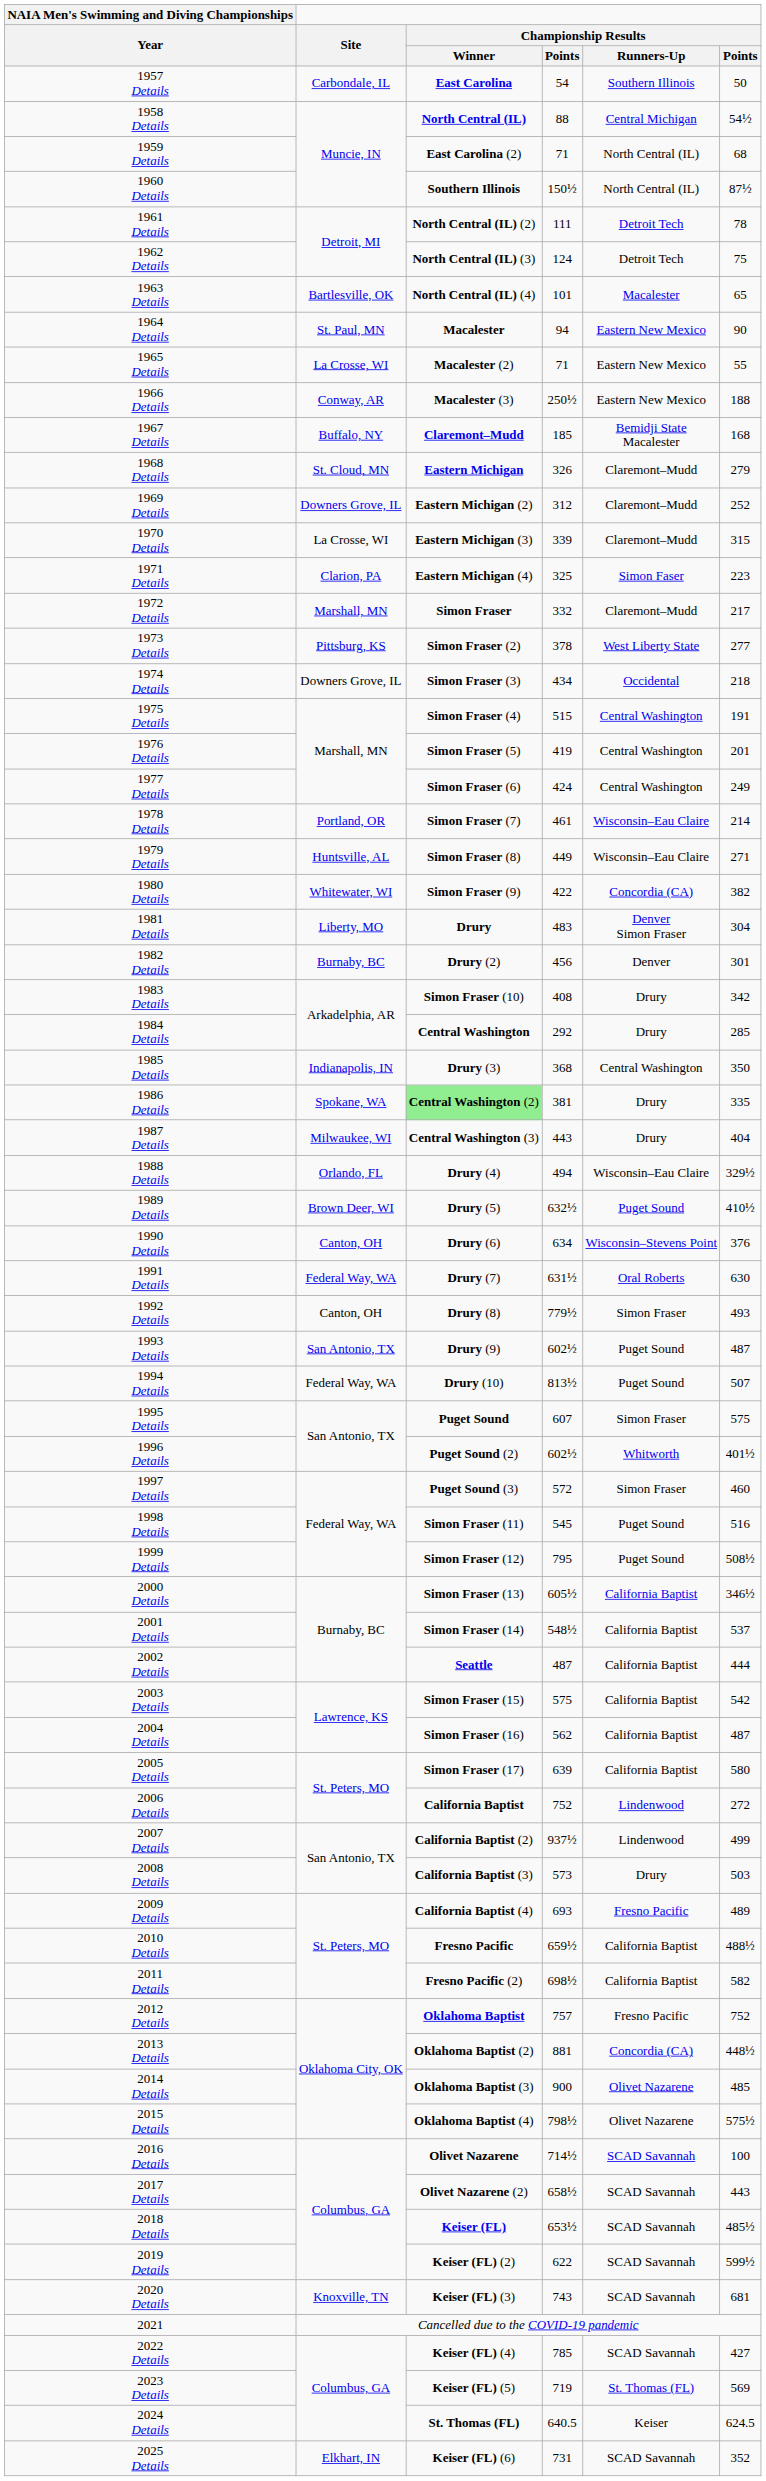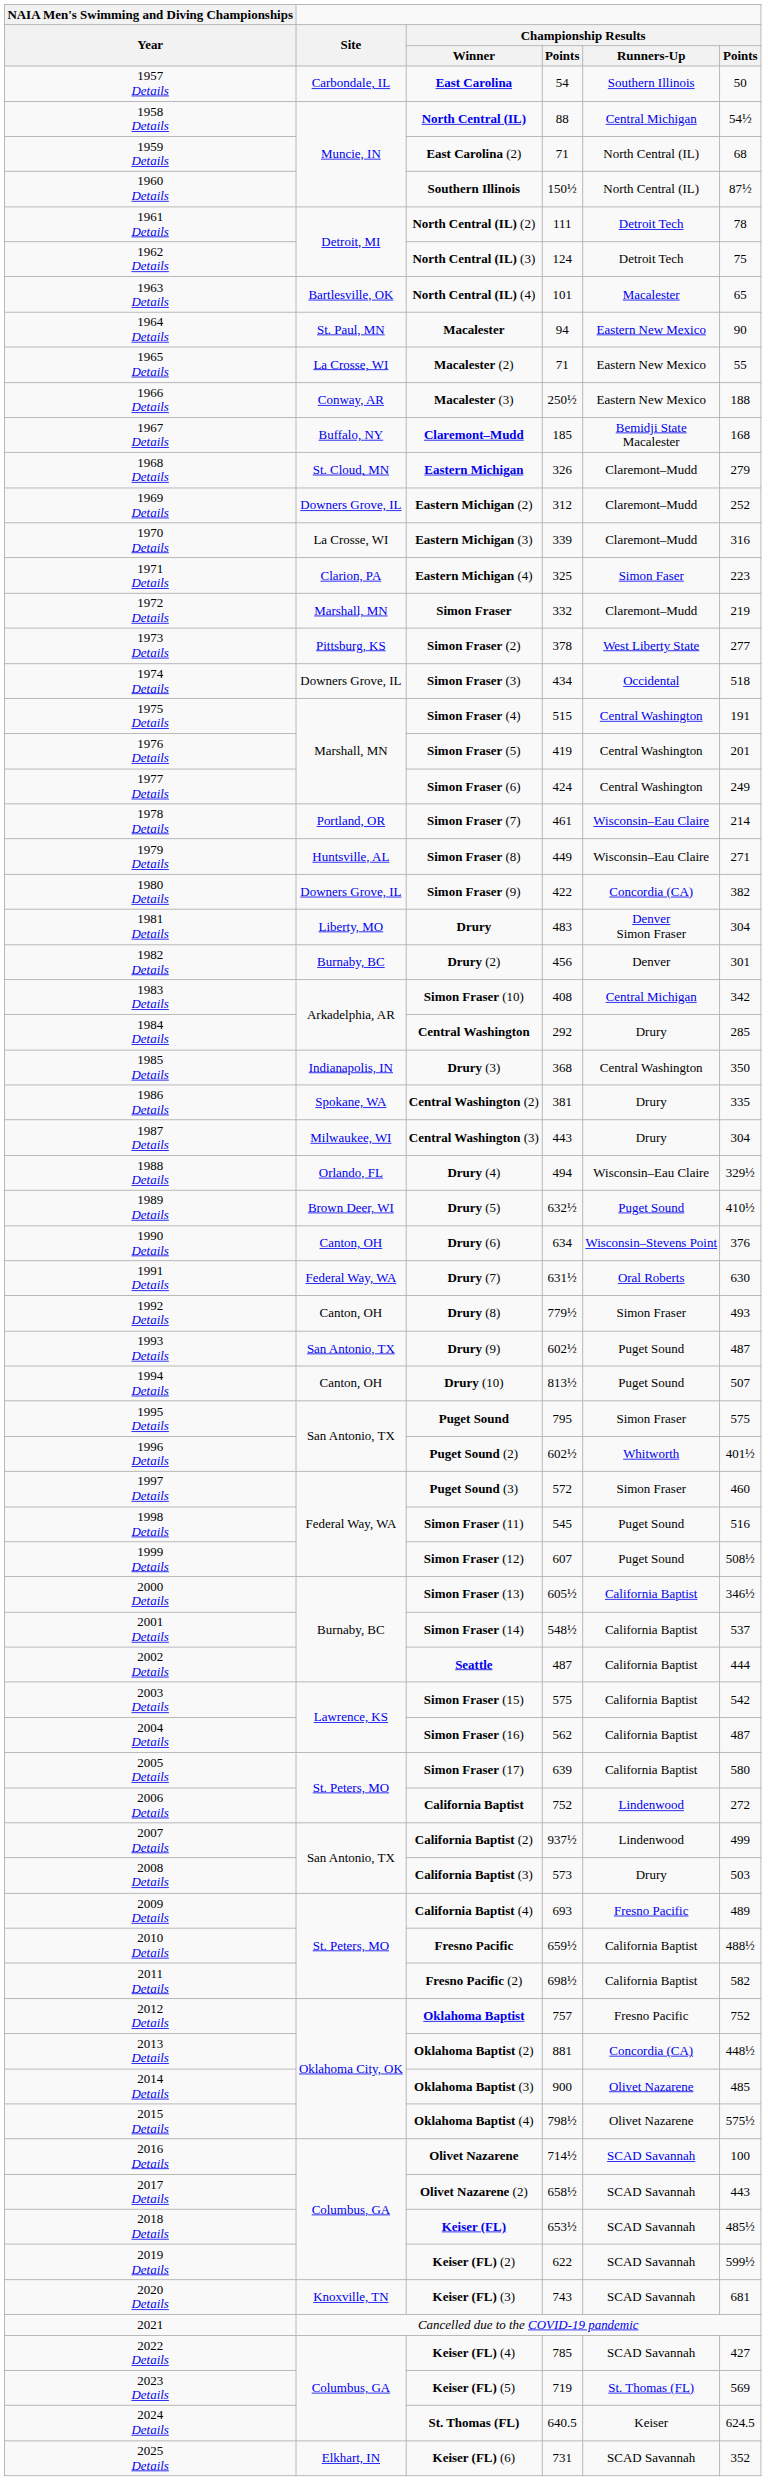(740, 540) 315 -> (740, 540) 316
(740, 610) 217 -> (740, 610) 219
(740, 681) 218 -> (740, 681) 518
(351, 891) Whitewater, WI -> (351, 891) Downers Grove, IL
(651, 997) Drury -> (651, 997) Central Michigan
(474, 1102) lightgreen background -> (474, 1102) no background
(740, 1137) 404 -> (740, 1137) 304
(351, 1383) Federal Way, WA -> (351, 1383) Canton, OH
(562, 1418) 607 -> (562, 1418) 795
(562, 1559) 795 -> (562, 1559) 607
